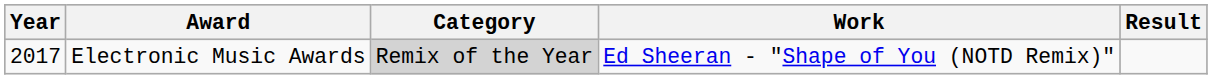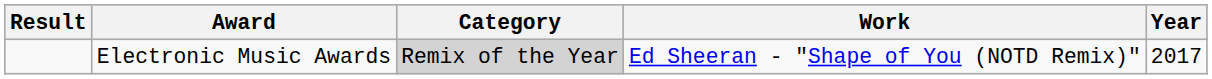columns swapped: (35, 22) <-> (1164, 22)
